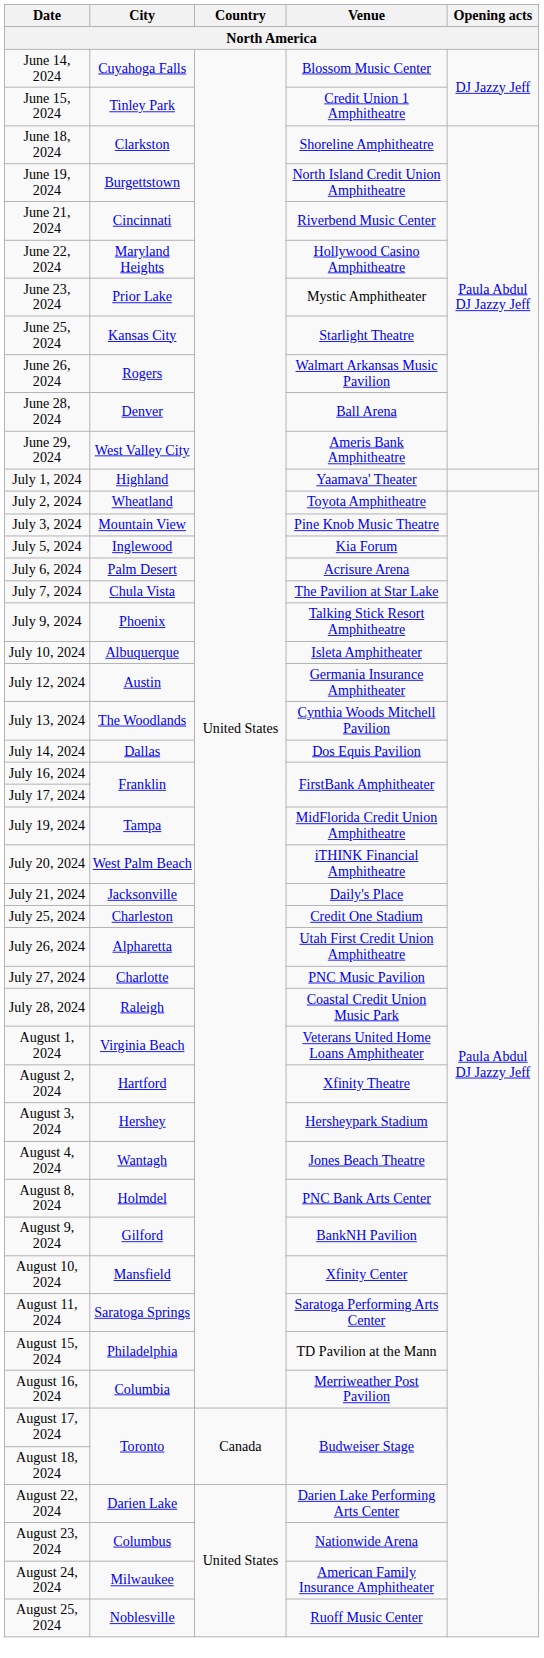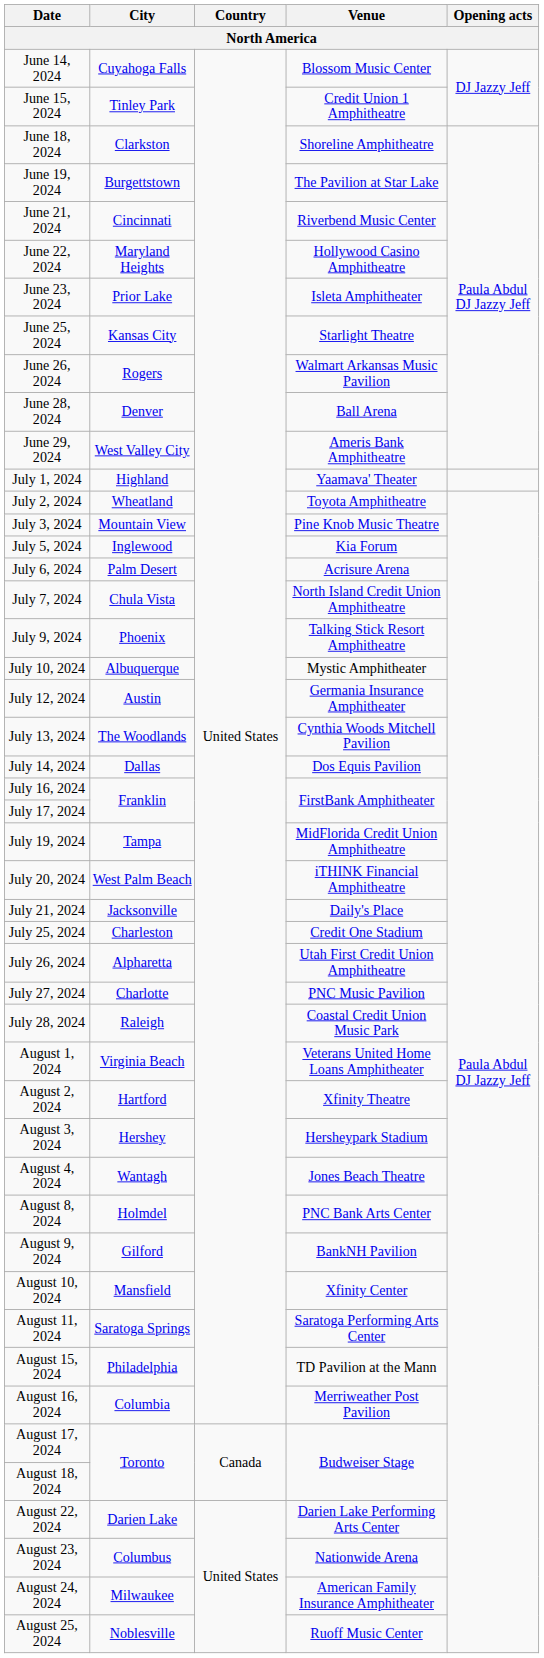(367, 182) North Island Credit Union Amphitheatre -> (367, 182) The Pavilion at Star Lake
(367, 297) Mystic Amphitheater -> (367, 297) Isleta Amphitheater
(367, 591) The Pavilion at Star Lake -> (367, 599) North Island Credit Union Amphitheatre
(367, 652) Isleta Amphitheater -> (367, 668) Mystic Amphitheater
